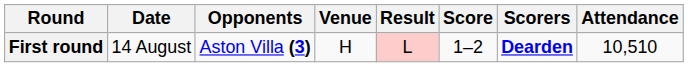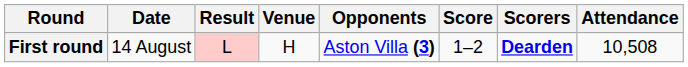columns swapped: (255, 18) <-> (407, 18)
(630, 47) 10,510 -> (630, 47) 10,508
